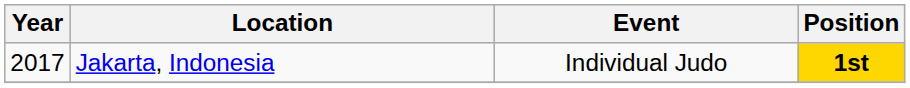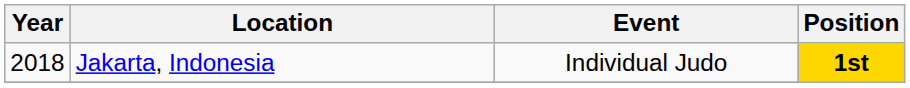(37, 62) 2017 -> (37, 62) 2018
